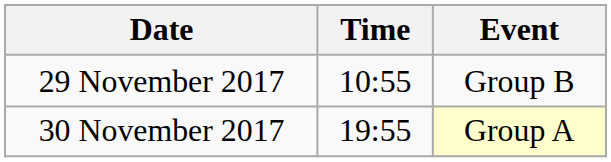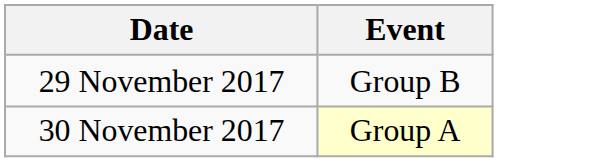- column: (375, 29)
